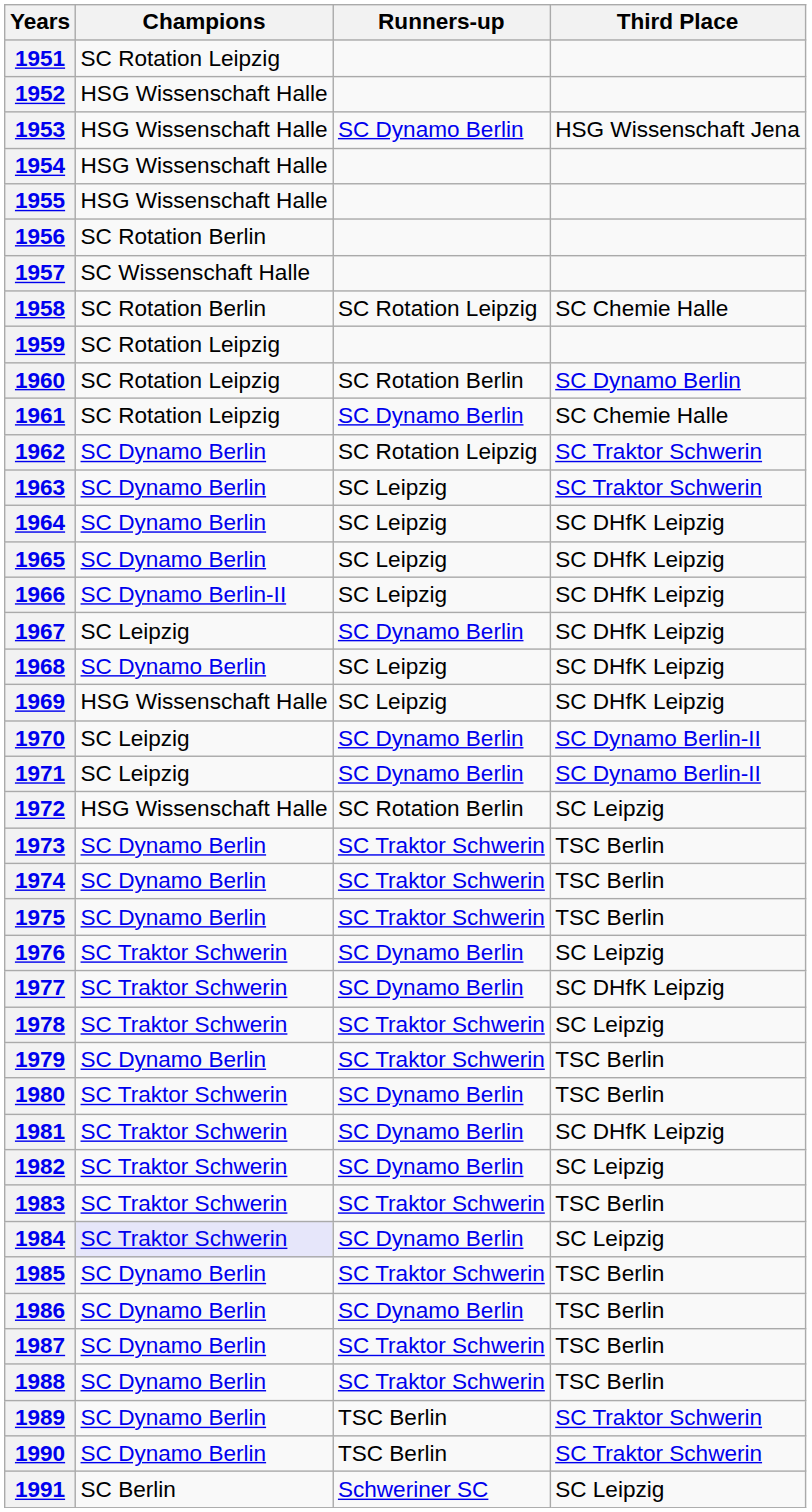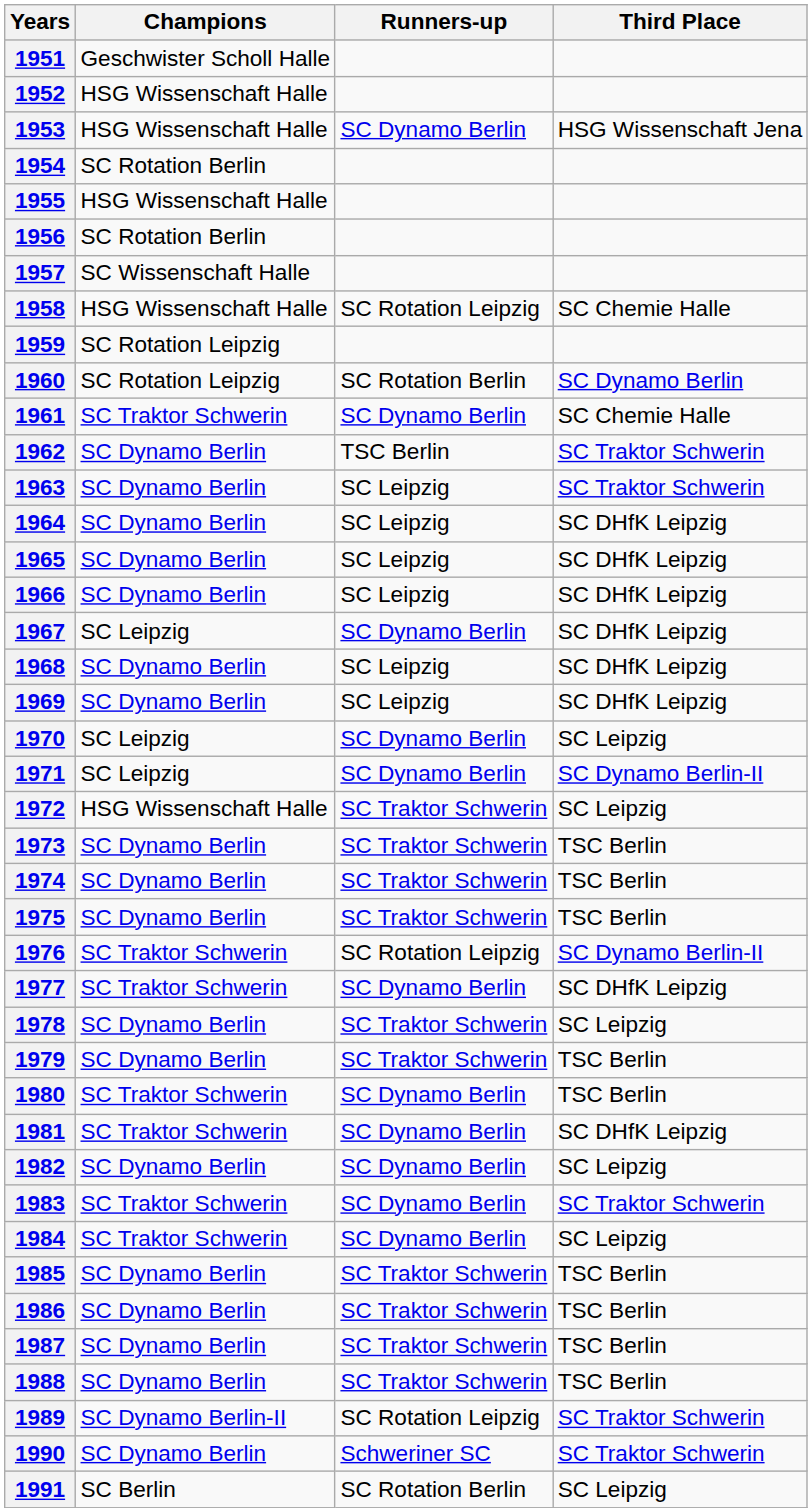(180, 58) SC Rotation Leipzig -> (205, 58) Geschwister Scholl Halle
(204, 165) HSG Wissenschaft Halle -> (173, 165) SC Rotation Berlin
(173, 308) SC Rotation Berlin -> (204, 308) HSG Wissenschaft Halle
(180, 415) SC Rotation Leipzig -> (184, 415) SC Traktor Schwerin
(438, 451) SC Rotation Leipzig -> (395, 451) TSC Berlin
(183, 594) SC Dynamo Berlin-II -> (173, 594) SC Dynamo Berlin
(204, 702) HSG Wissenschaft Halle -> (173, 702) SC Dynamo Berlin
(658, 737) SC Dynamo Berlin-II -> (612, 737) SC Leipzig
(431, 809) SC Rotation Berlin -> (444, 809) SC Traktor Schwerin
(431, 952) SC Dynamo Berlin -> (440, 952) SC Rotation Leipzig
(610, 952) SC Leipzig -> (661, 952) SC Dynamo Berlin-II
(184, 1024) SC Traktor Schwerin -> (173, 1024) SC Dynamo Berlin
(184, 1167) SC Traktor Schwerin -> (173, 1167) SC Dynamo Berlin
(441, 1203) SC Traktor Schwerin -> (433, 1203) SC Dynamo Berlin
(610, 1203) TSC Berlin -> (661, 1203) SC Traktor Schwerin
(184, 1238) lavender background -> (184, 1238) no background
(431, 1310) SC Dynamo Berlin -> (444, 1310) SC Traktor Schwerin
(173, 1417) SC Dynamo Berlin -> (183, 1417) SC Dynamo Berlin-II
(392, 1417) TSC Berlin -> (440, 1417) SC Rotation Leipzig
(392, 1453) TSC Berlin -> (416, 1453) Schweriner SC
(413, 1489) Schweriner SC -> (433, 1489) SC Rotation Berlin
